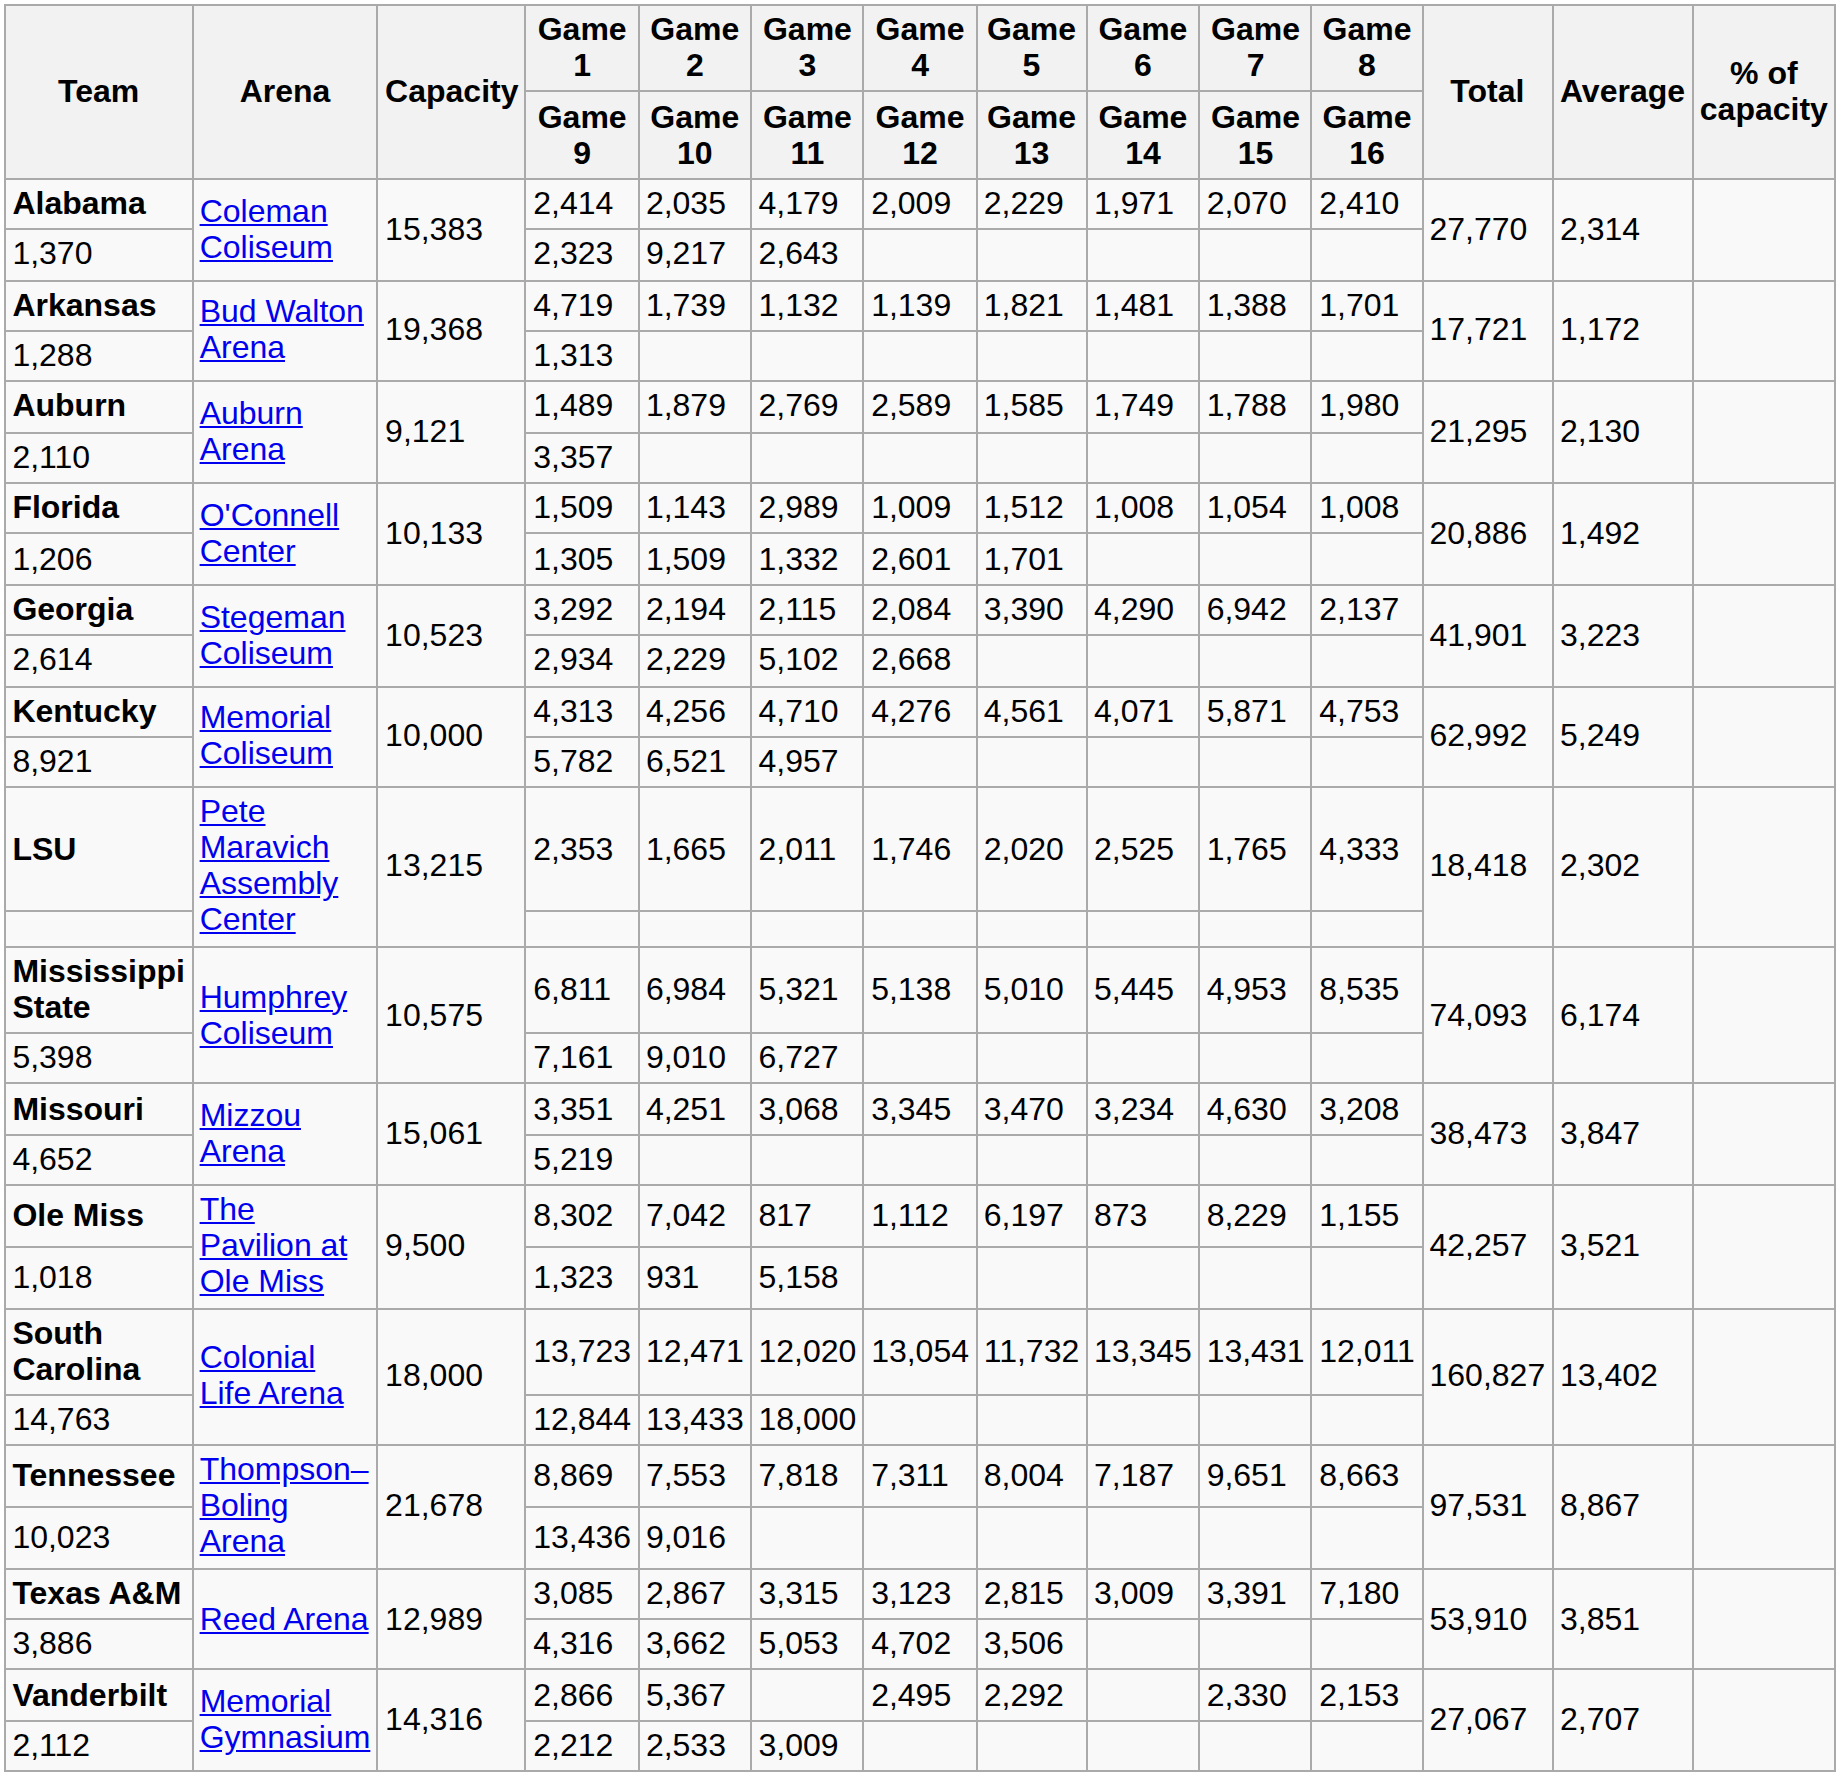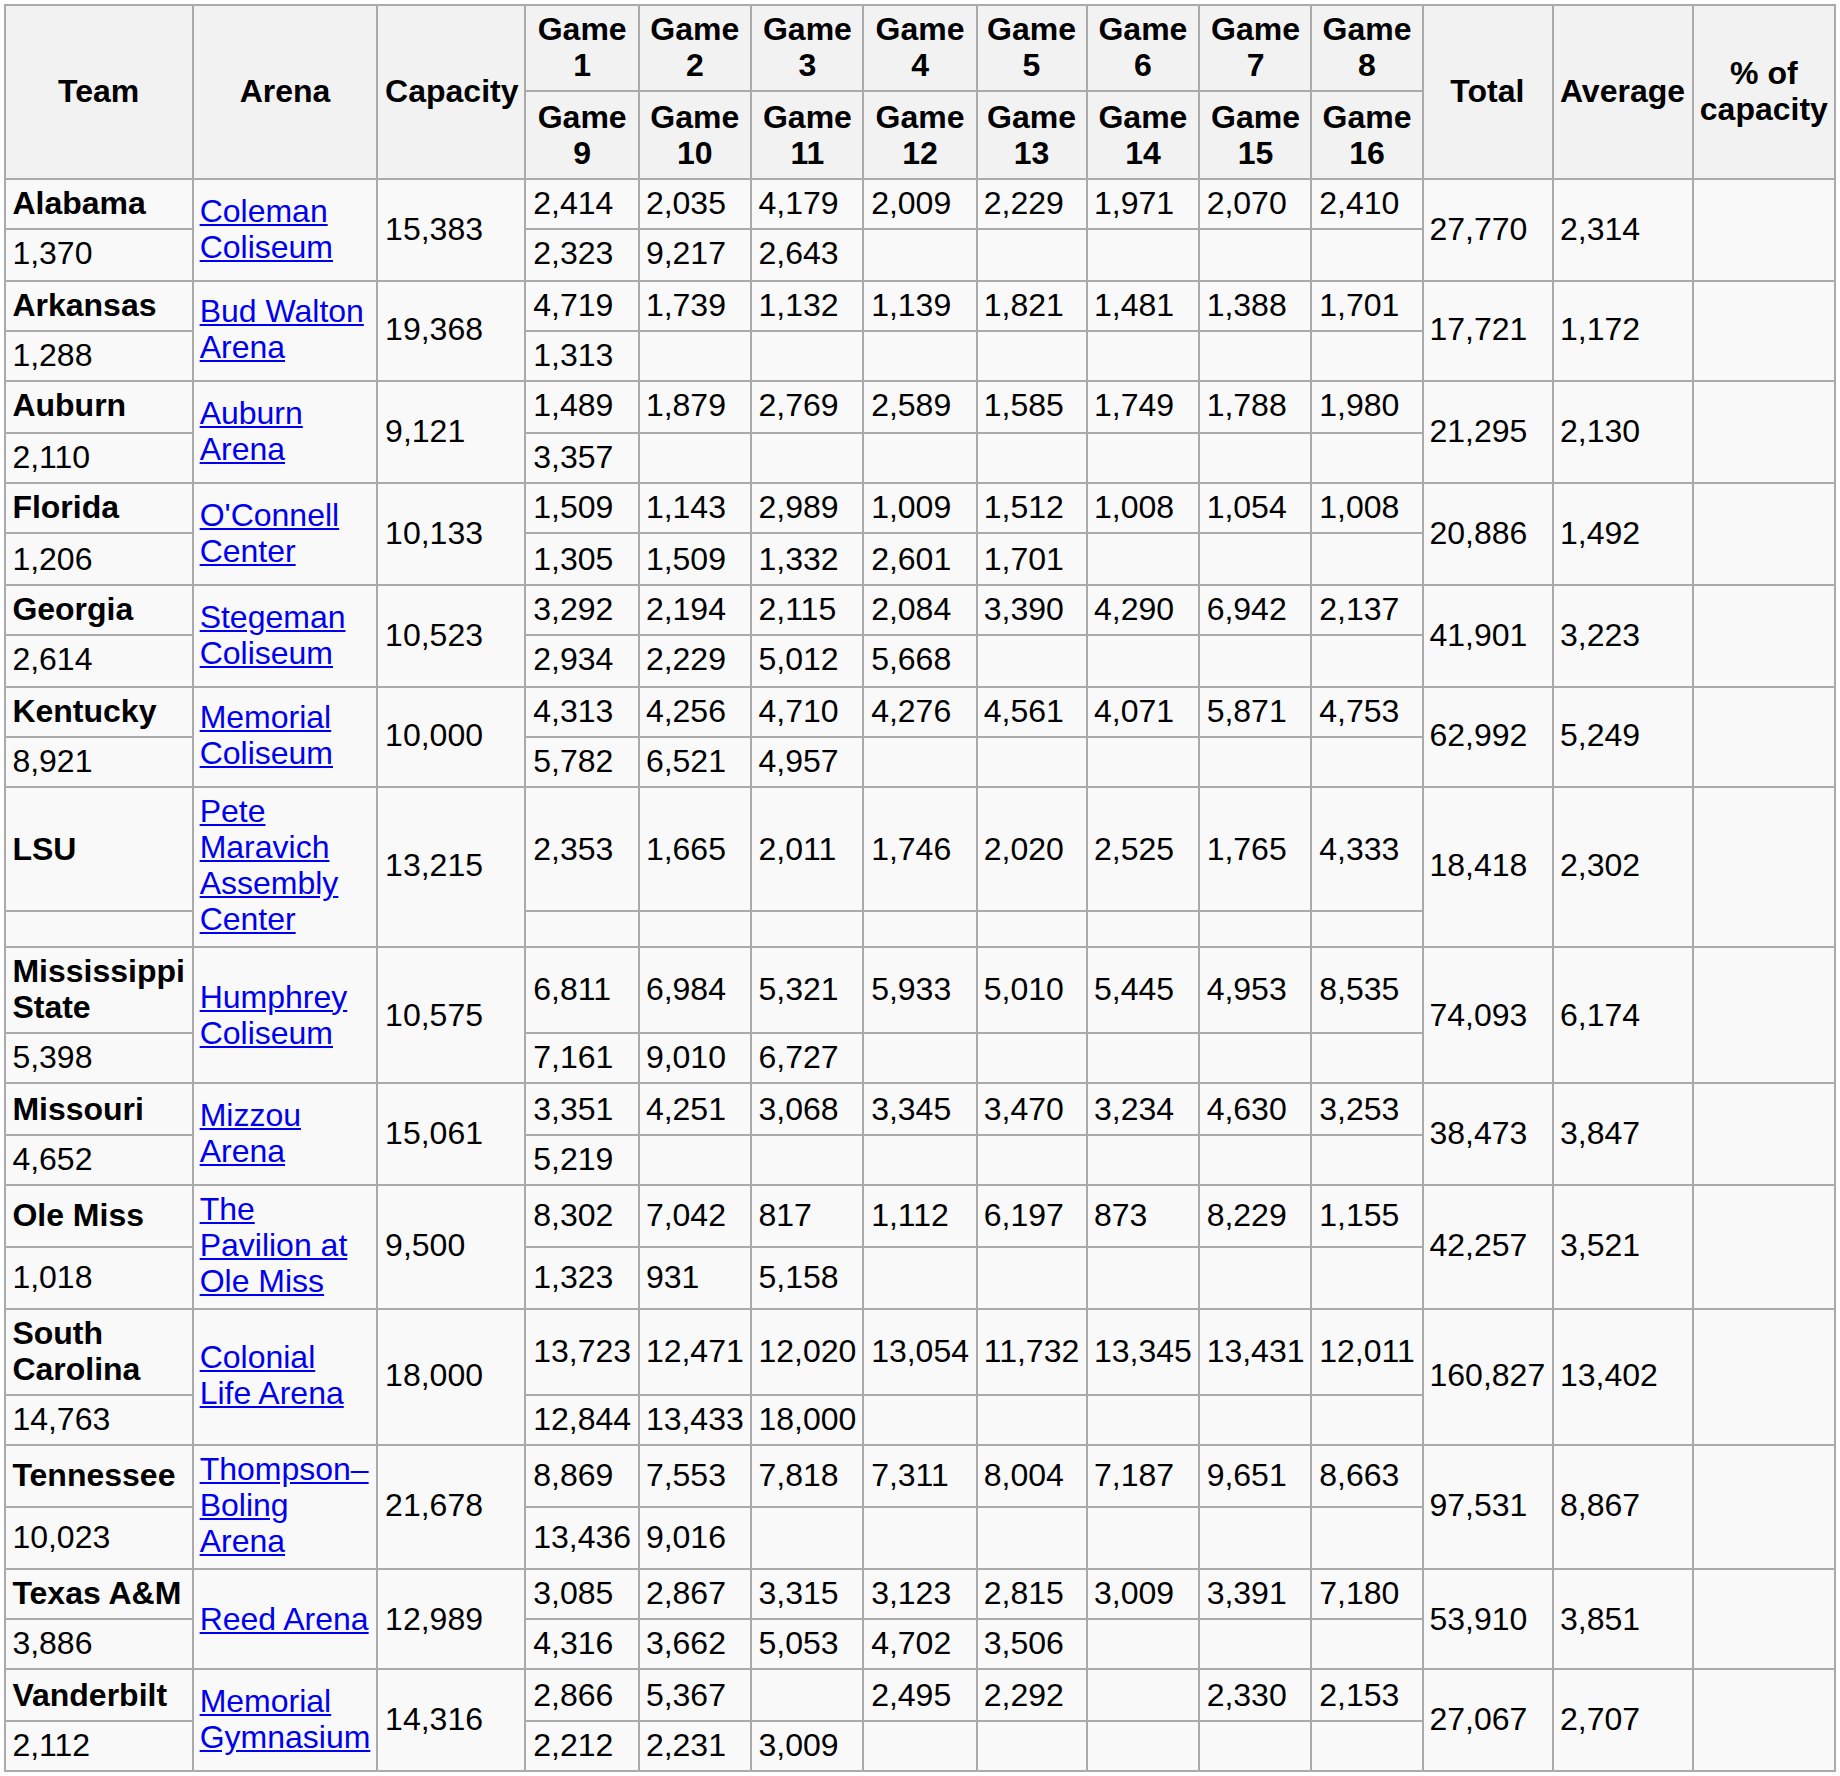(799, 660) 5,102 -> (799, 660) 5,012
(911, 660) 2,668 -> (911, 660) 5,668
(911, 989) 5,138 -> (911, 989) 5,933
(1359, 1108) 3,208 -> (1359, 1108) 3,253
(686, 1745) 2,533 -> (686, 1745) 2,231
